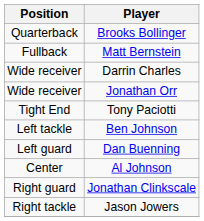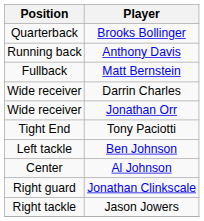+ row: (142, 52)
- row: (142, 149)
